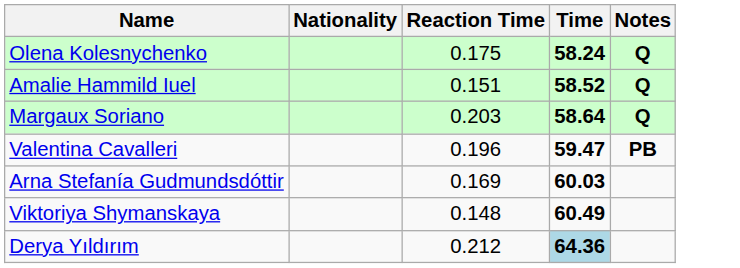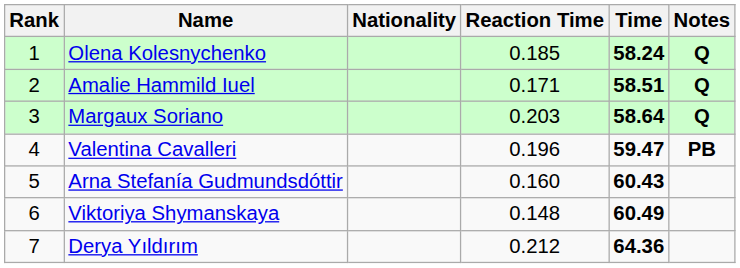+ column: (34, 20)
(476, 52) 0.175 -> (535, 52) 0.185
(476, 85) 0.151 -> (535, 85) 0.171
(580, 85) 58.52 -> (639, 85) 58.51
(476, 181) 0.169 -> (535, 181) 0.160
(580, 181) 60.03 -> (639, 181) 60.43
(580, 246) lightblue background -> (639, 246) no background
